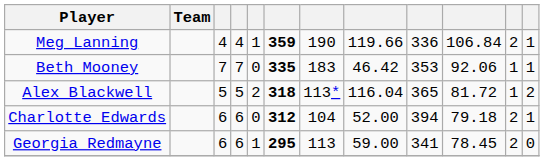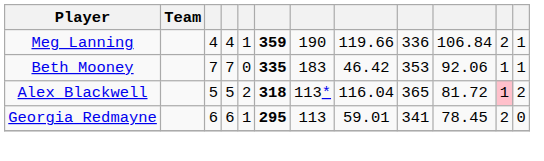(514, 93) no background -> (504, 93) pink background
- row: (87, 118)
(376, 143) 59.00 -> (366, 118) 59.01
